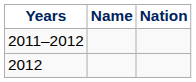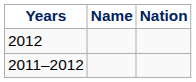rows swapped: (46, 41) <-> (25, 65)
